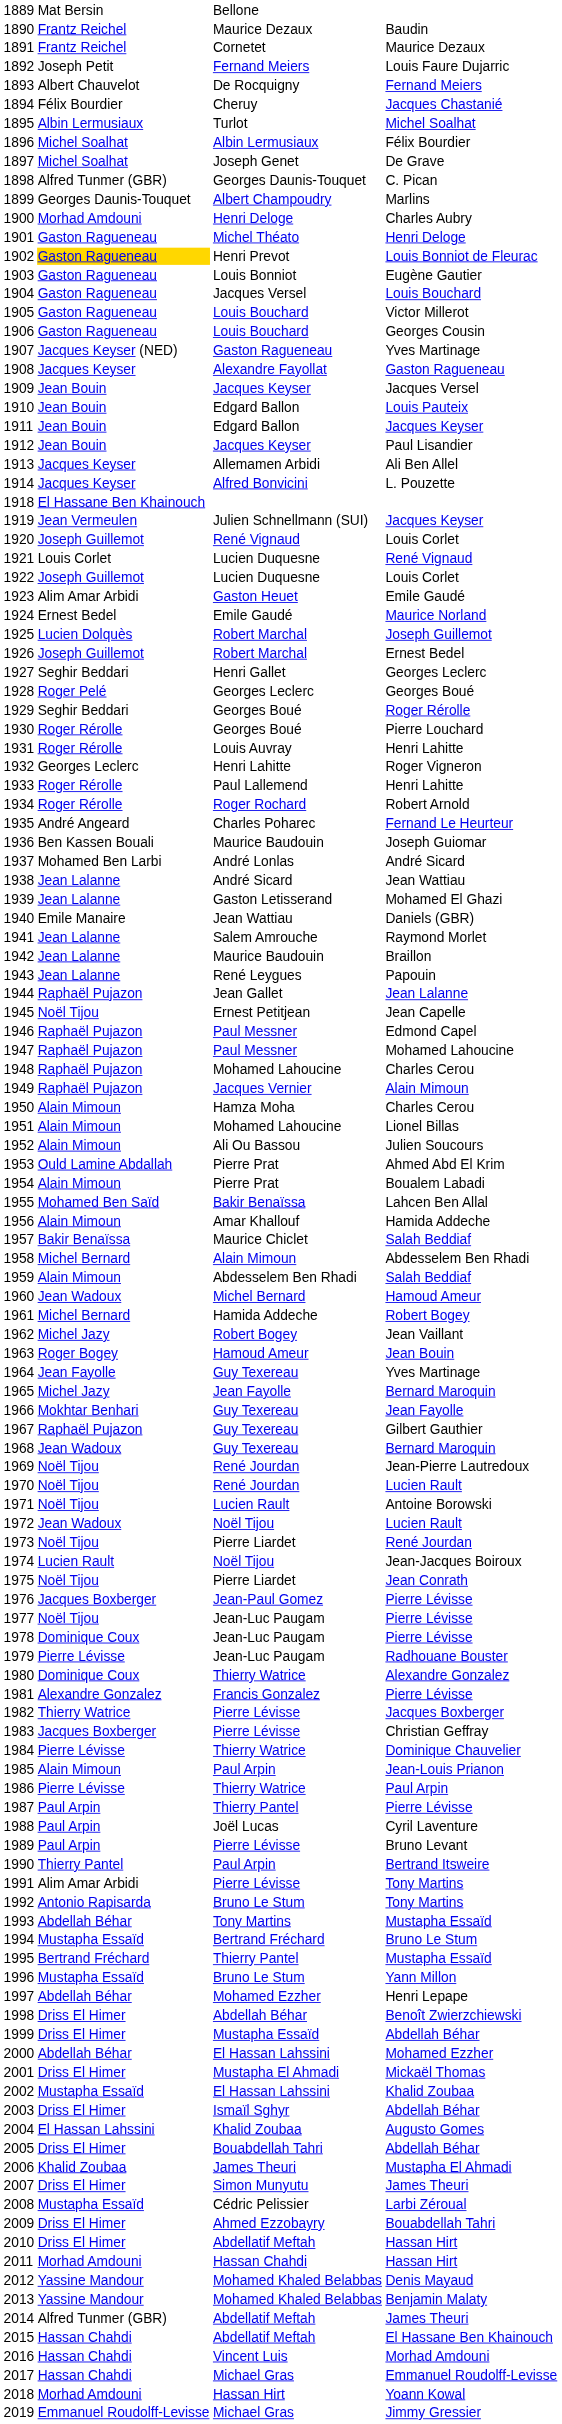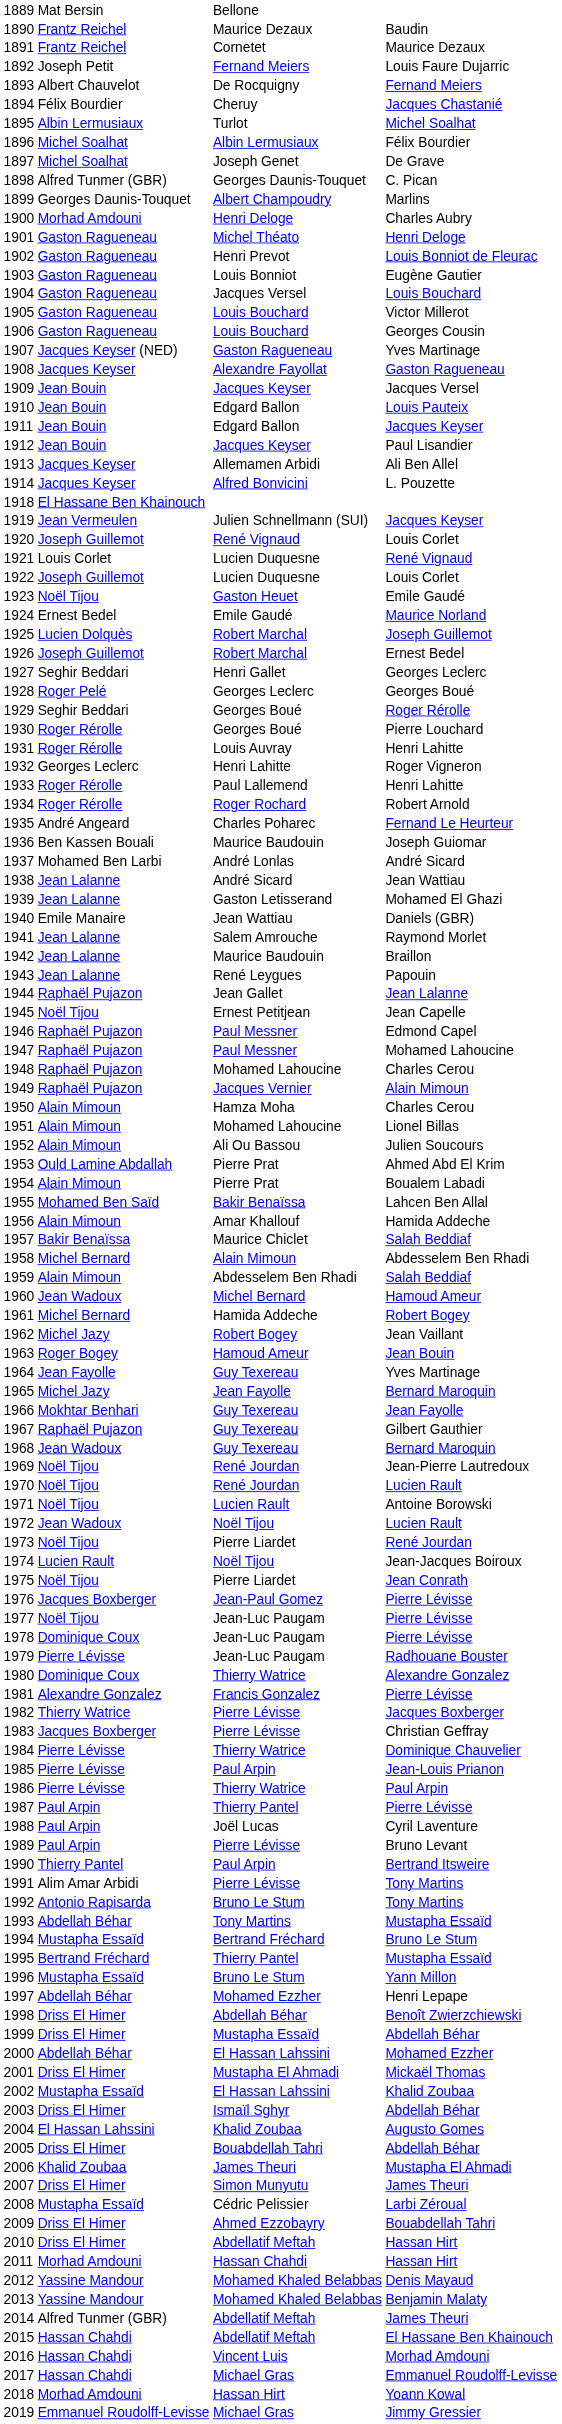(97, 256) gold background -> (97, 256) no background
(88, 596) Alim Amar Arbidi -> (68, 596) Noël Tijou
(79, 1769) Alain Mimoun -> (81, 1769) Pierre Lévisse
